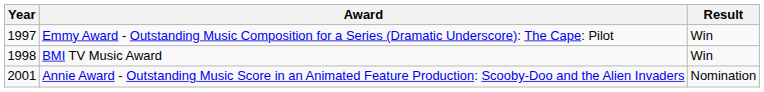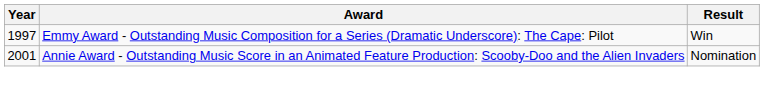- row: (102, 55)
